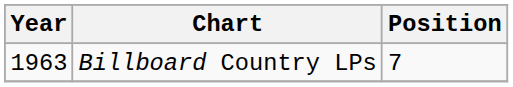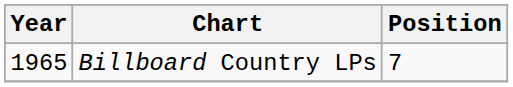(39, 63) 1963 -> (39, 63) 1965
